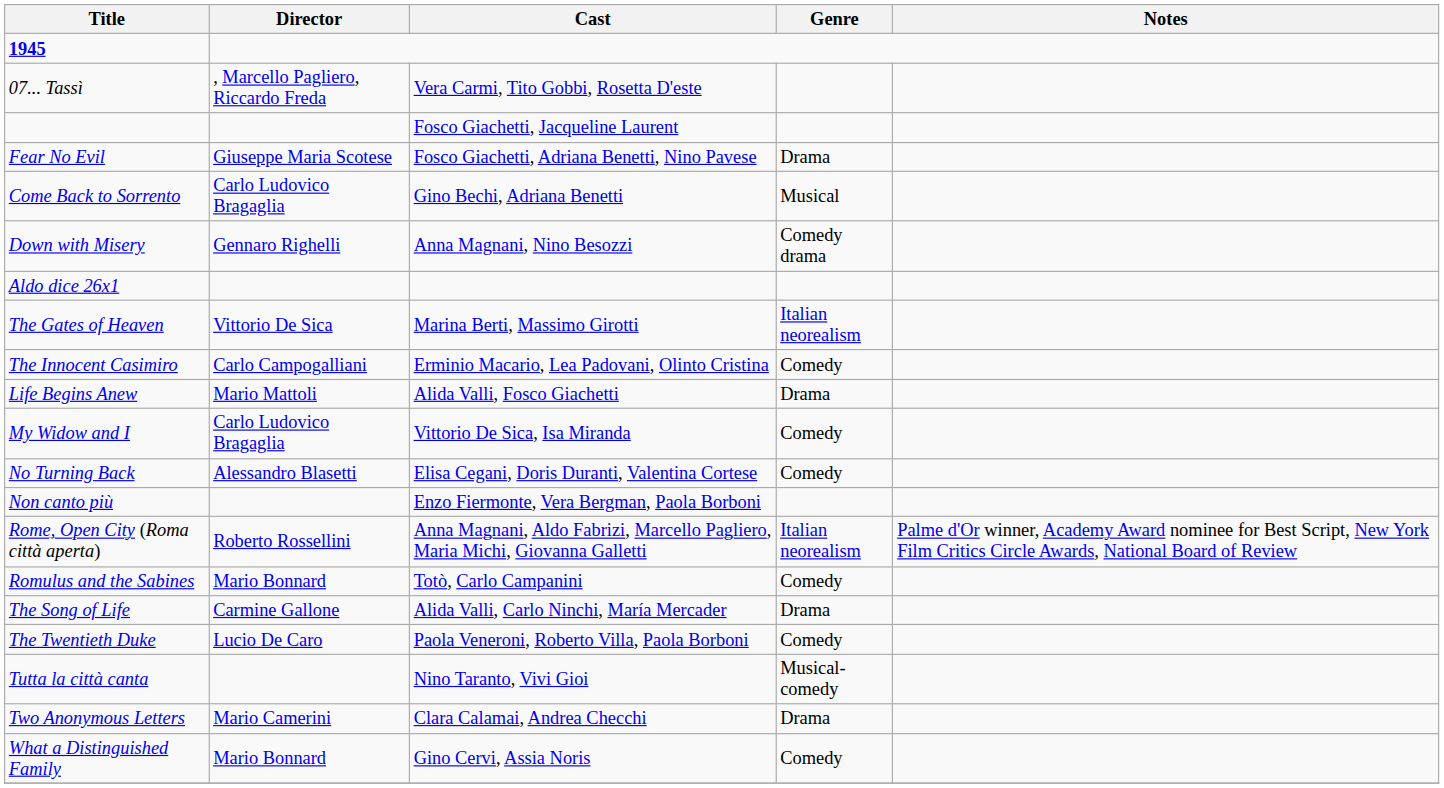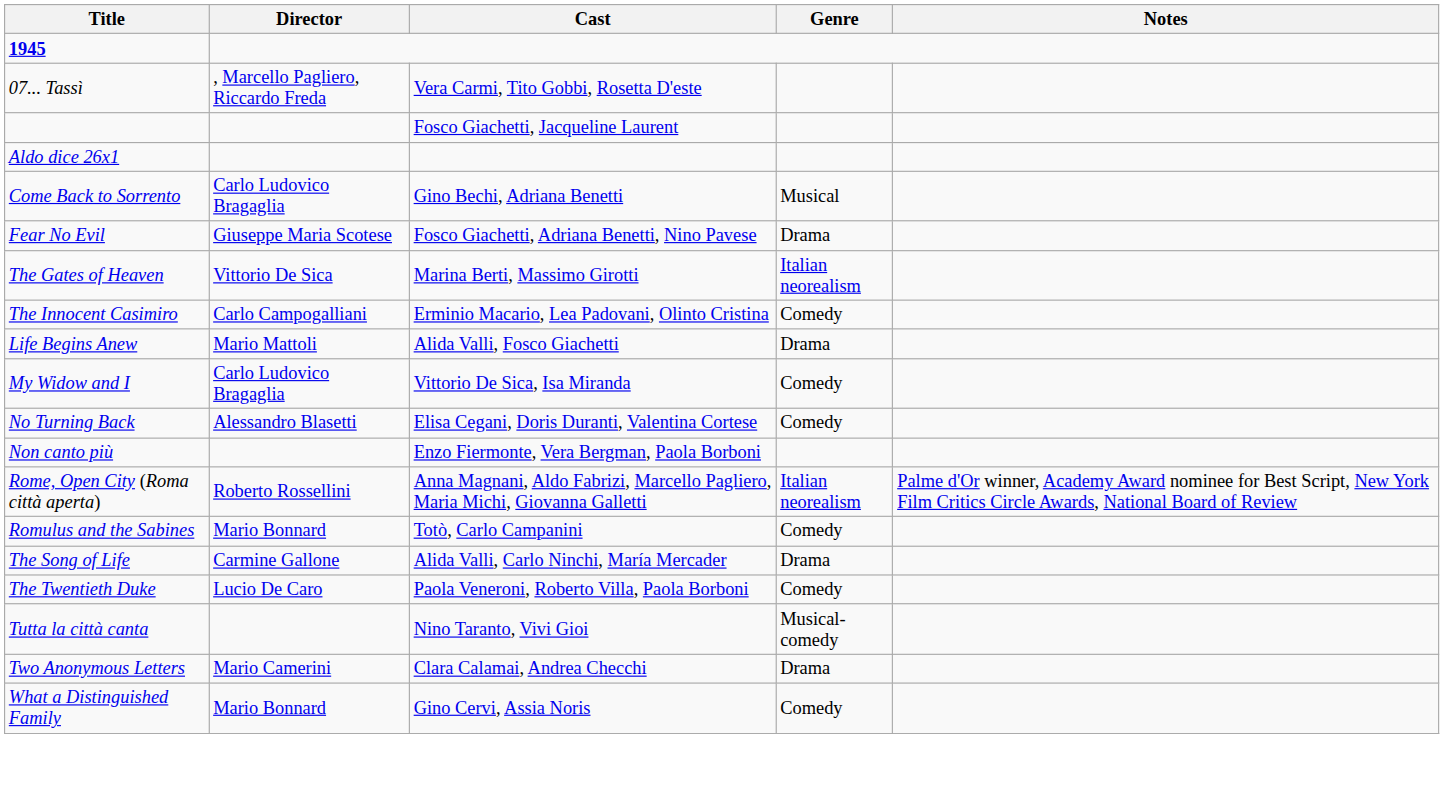rows swapped: (64, 285) <-> (57, 156)
- row: (77, 245)
